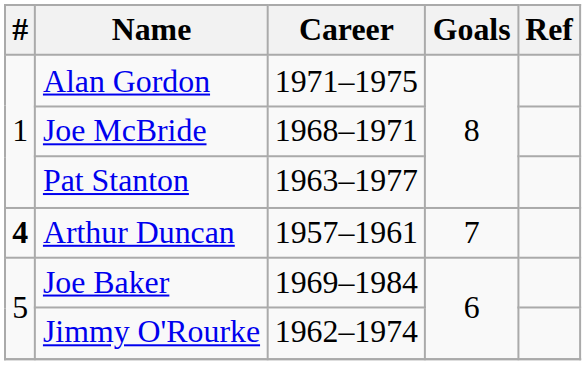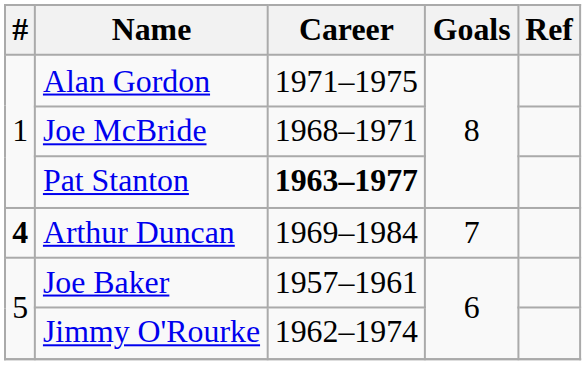(346, 181) normal -> (346, 181) bold
(346, 231) 1957–1961 -> (346, 231) 1969–1984
(346, 282) 1969–1984 -> (346, 282) 1957–1961
